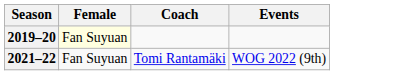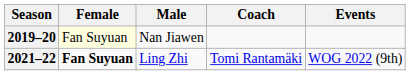+ column: (171, 15)
(95, 59) normal -> (97, 59) bold
